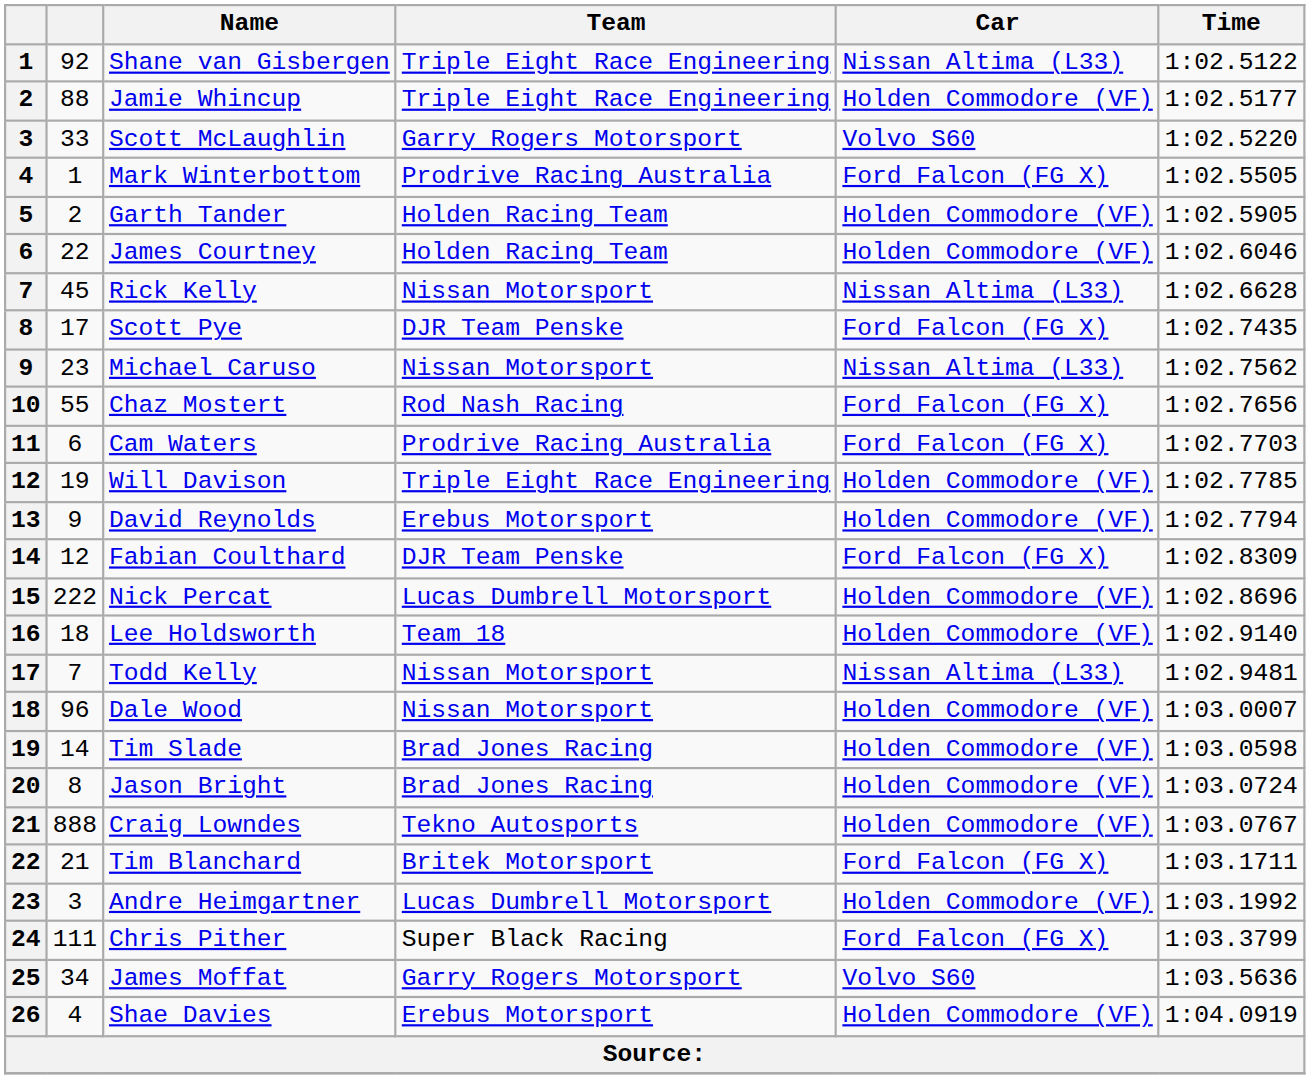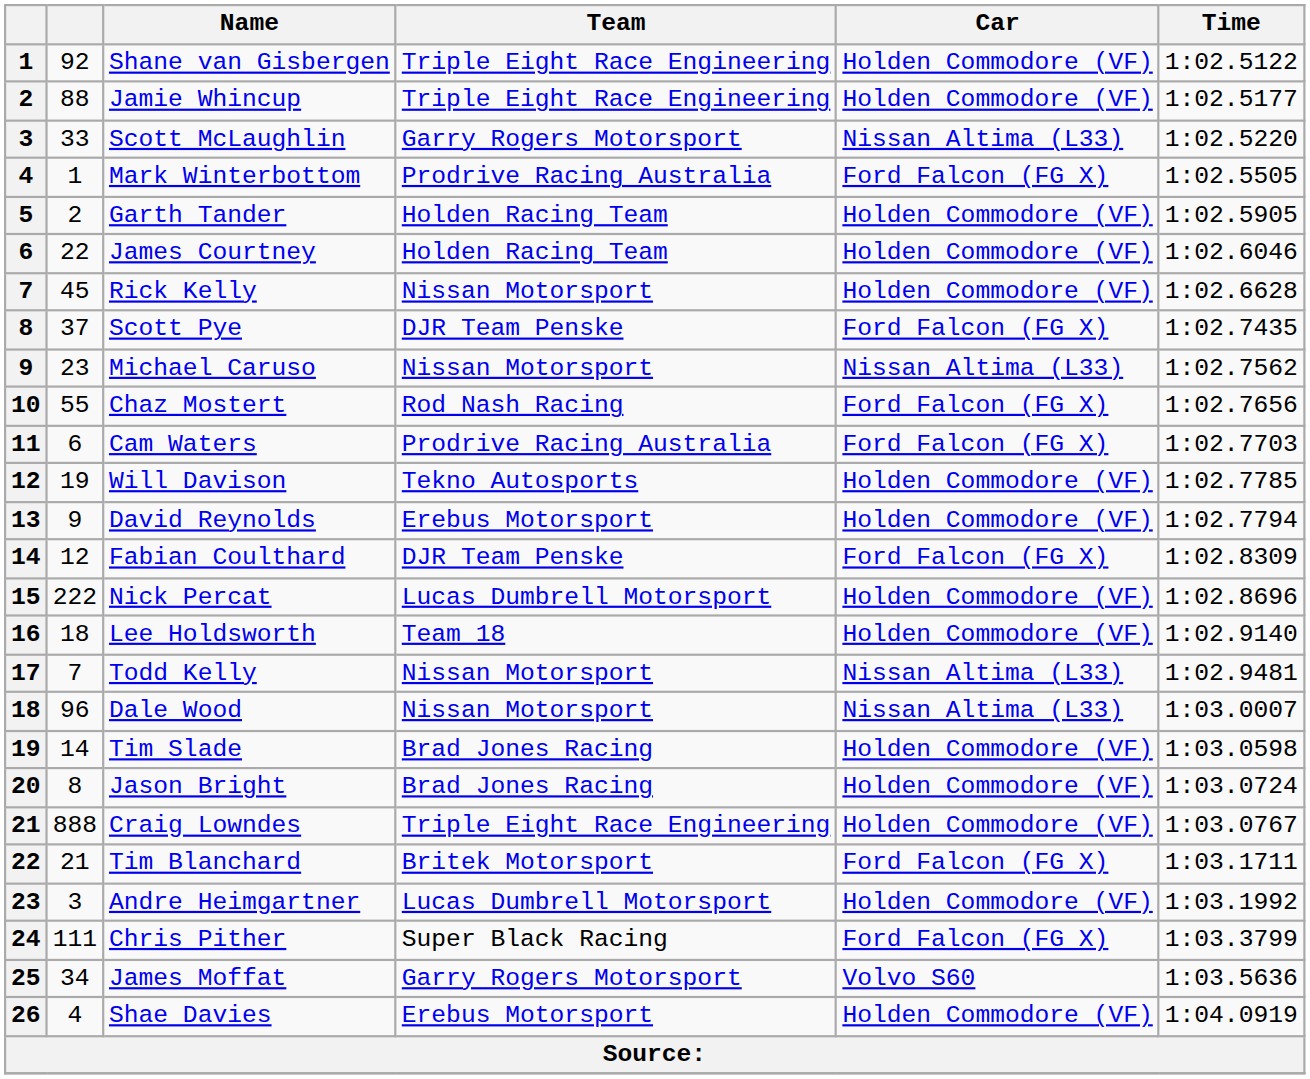(983, 63) Nissan Altima (L33) -> (998, 63) Holden Commodore (VF)
(909, 139) Volvo S60 -> (983, 139) Nissan Altima (L33)
(983, 292) Nissan Altima (L33) -> (998, 292) Holden Commodore (VF)
(75, 330) 17 -> (75, 330) 37
(616, 482) Triple Eight Race Engineering -> (520, 482) Tekno Autosports
(998, 711) Holden Commodore (VF) -> (983, 711) Nissan Altima (L33)
(520, 826) Tekno Autosports -> (616, 826) Triple Eight Race Engineering
